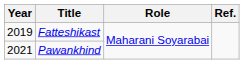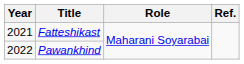(20, 31) 2019 -> (20, 31) 2021
(20, 50) 2021 -> (20, 50) 2022
